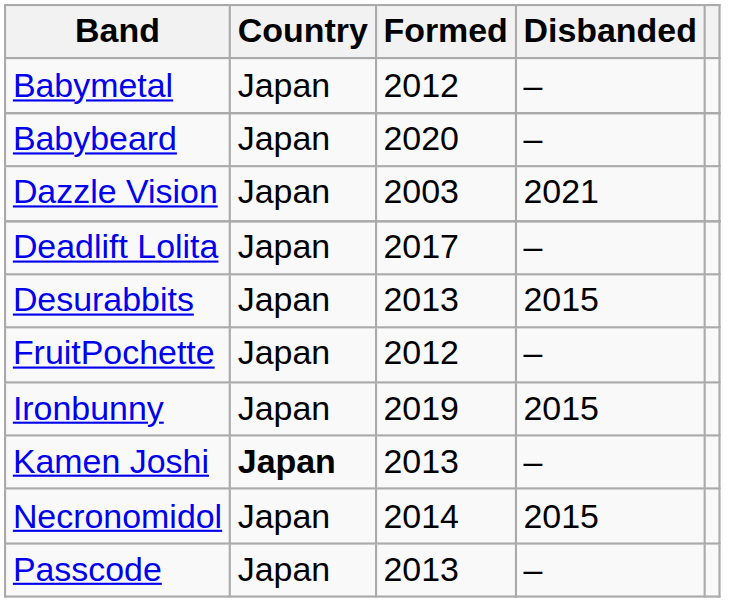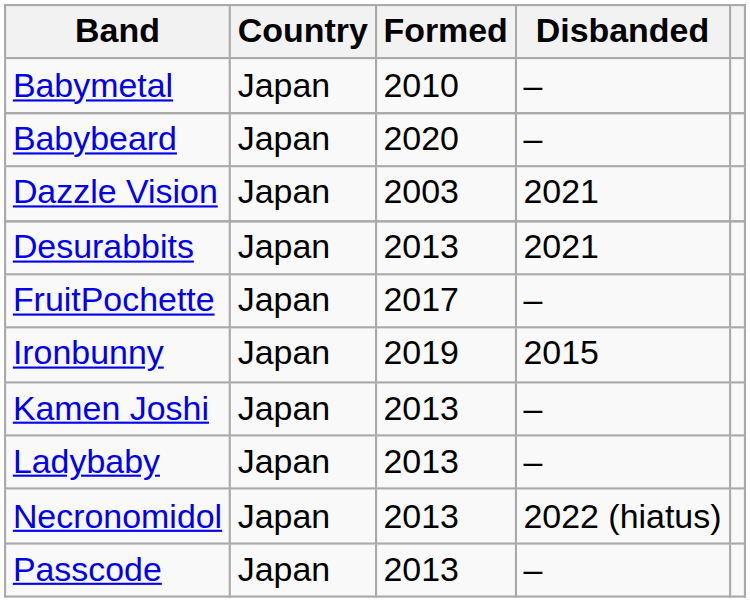(421, 85) 2012 -> (421, 85) 2010
- row: (116, 246)
(561, 300) 2015 -> (561, 246) 2021
(421, 354) 2012 -> (421, 300) 2017
(287, 461) bold -> (284, 407) normal
+ row: (86, 461)
(421, 515) 2014 -> (421, 515) 2013
(561, 515) 2015 -> (622, 515) 2022 (hiatus)
